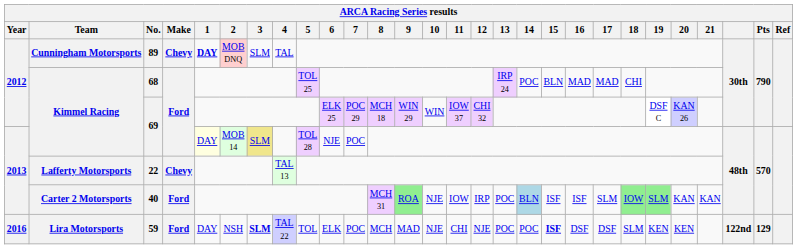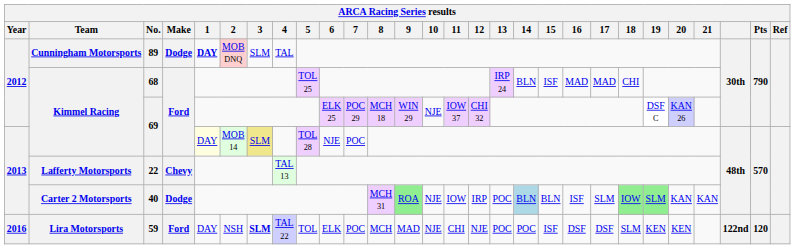(179, 53) Chevy -> (179, 53) Dodge
(529, 82) POC -> (526, 82) BLN
(553, 82) BLN -> (551, 82) ISF
(435, 111) WIN -> (433, 111) NJE
(179, 199) Ford -> (179, 199) Dodge
(553, 199) ISF -> (551, 199) BLN
(553, 229) bold -> (551, 229) normal
(763, 229) 129 -> (761, 229) 120
